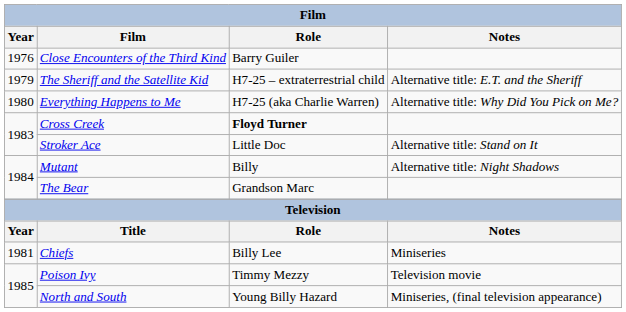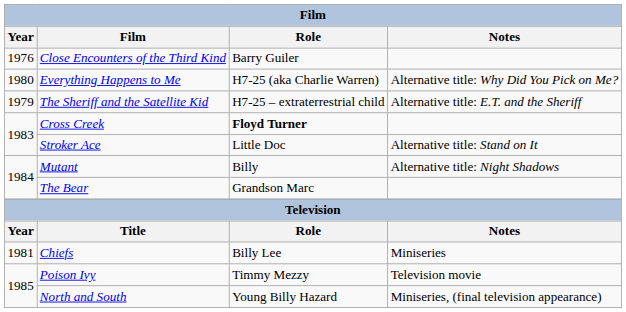rows swapped: (124, 80) <-> (110, 102)
